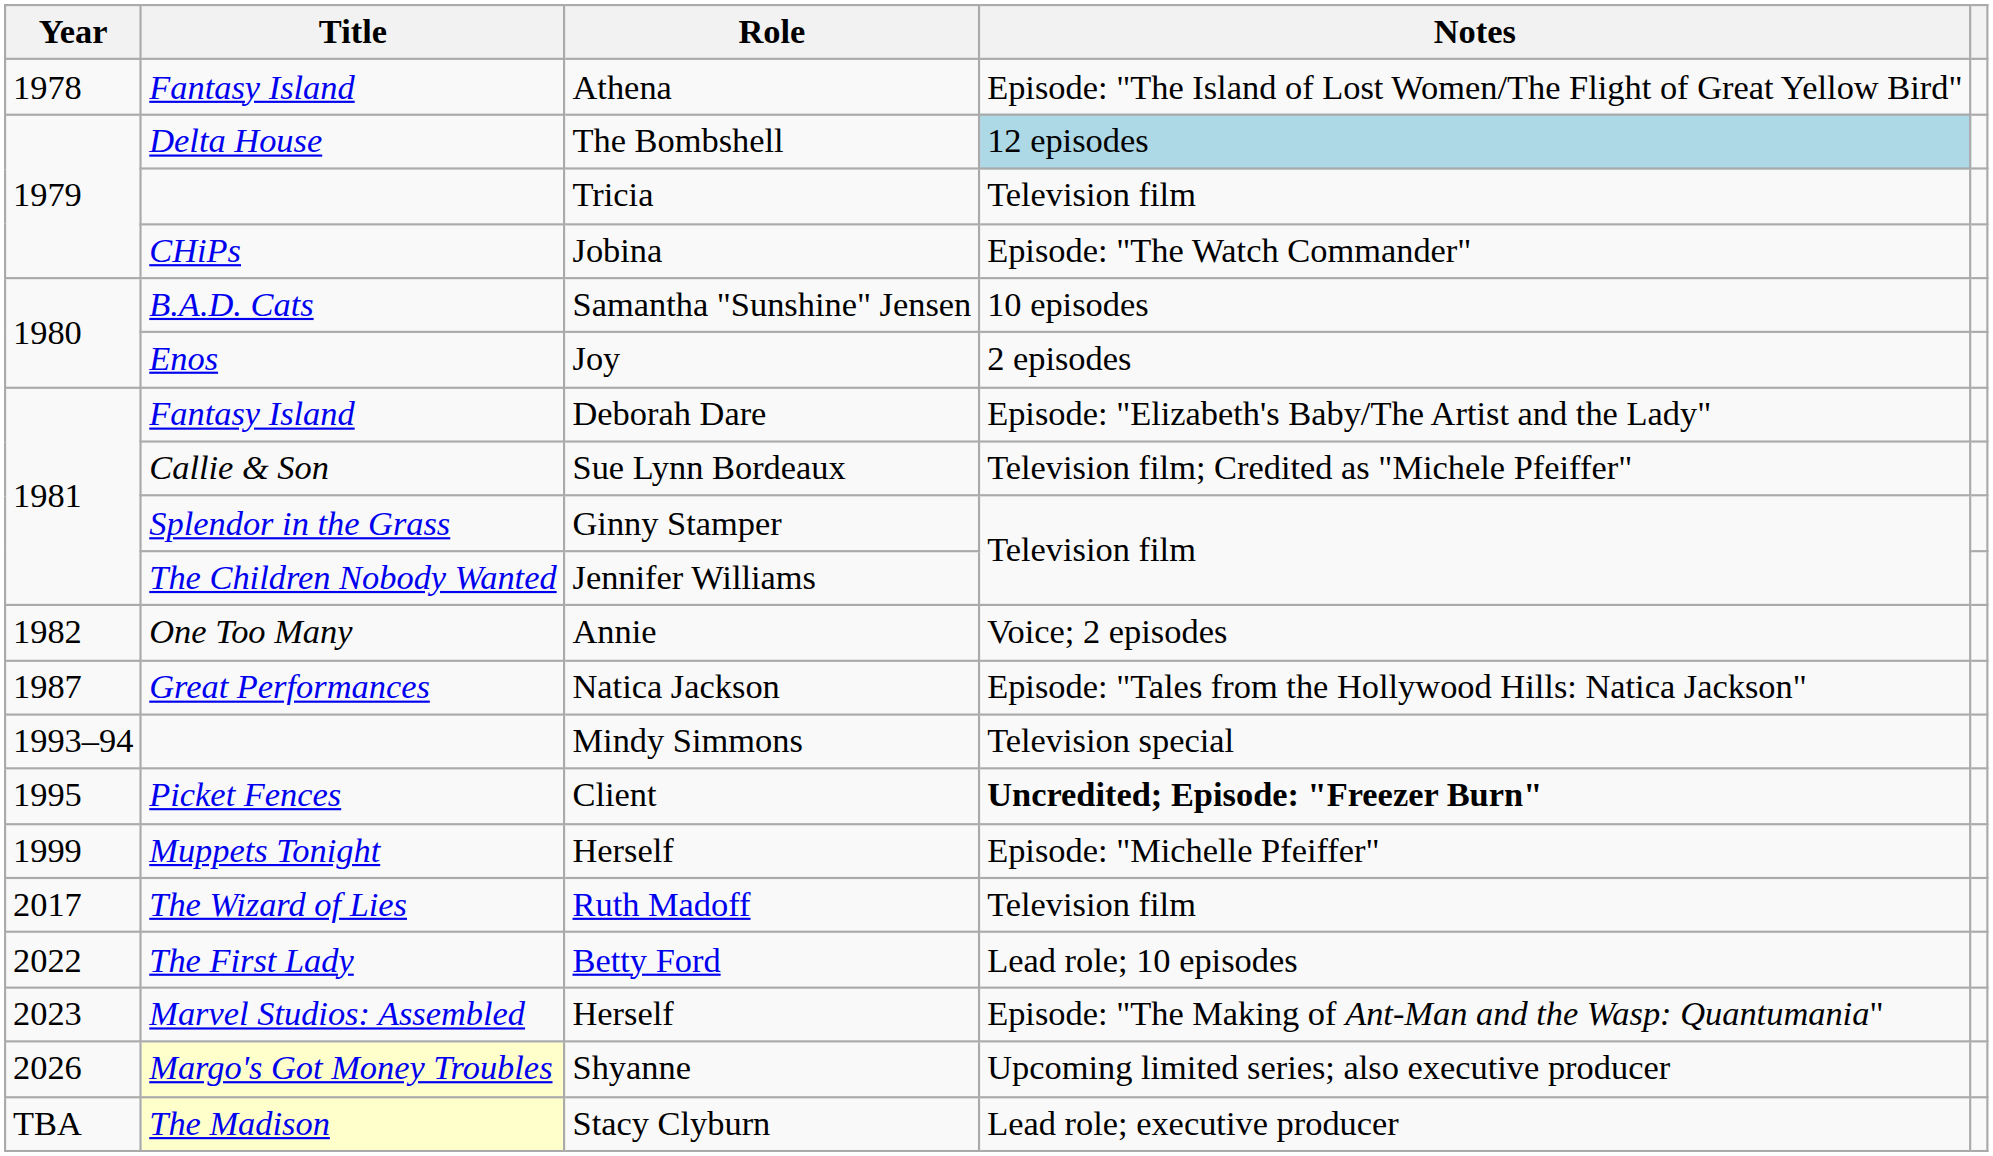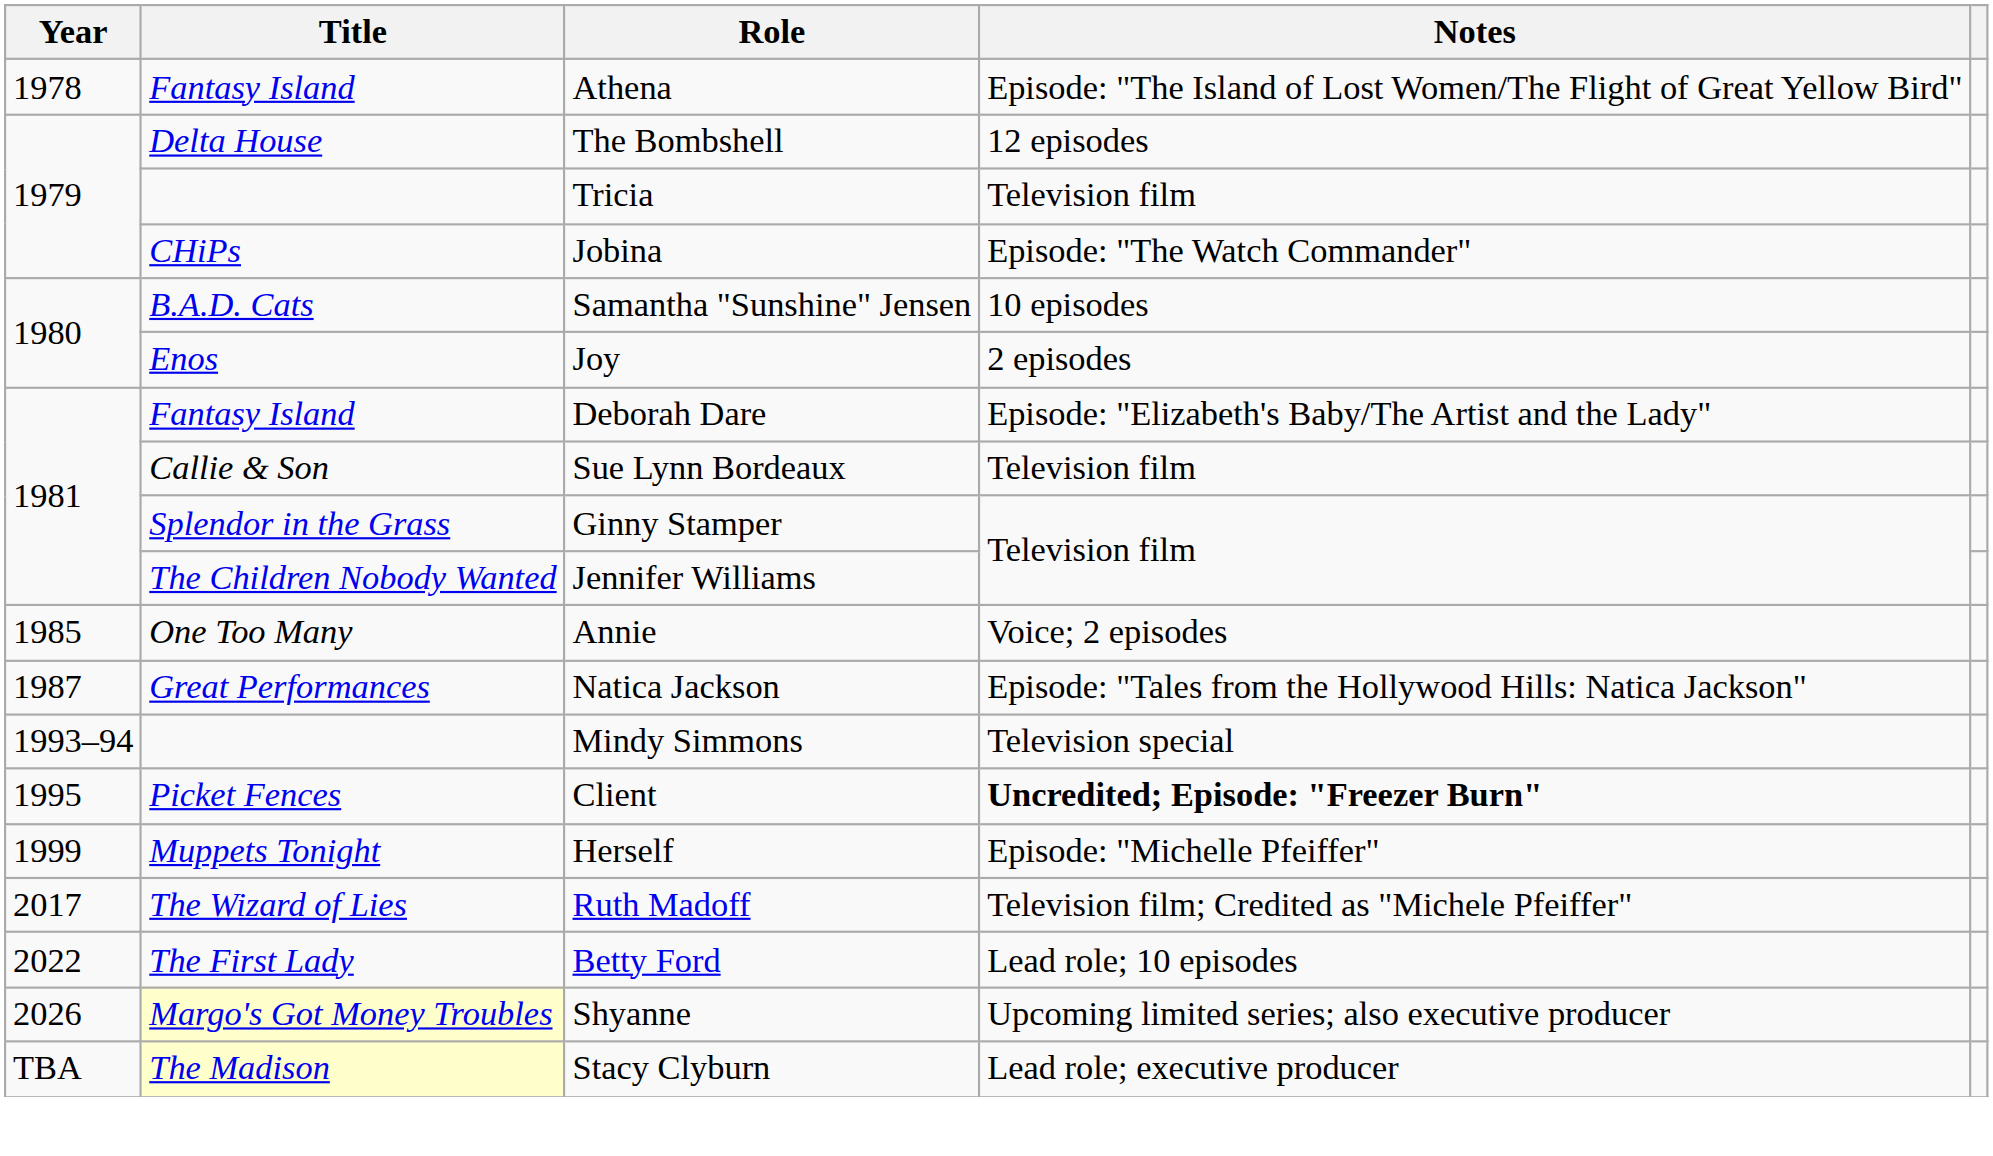(1068, 140) lightblue background -> (1068, 140) no background
(1310, 468) Television film; Credited as "Michele Pfeiffer" -> (1092, 468) Television film
(47, 631) 1982 -> (47, 631) 1985
(1092, 904) Television film -> (1310, 904) Television film; Credited as "Michele Pfeiffer"
- row: (337, 1013)
